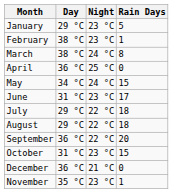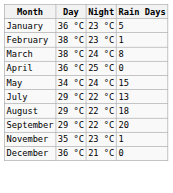(71, 26) 29 °C -> (71, 26) 36 °C
- row: (17, 97)
(124, 111) 18 -> (124, 97) 13
(71, 139) 36 °C -> (71, 125) 29 °C
- row: (25, 153)
rows swapped: (27, 182) <-> (27, 168)
